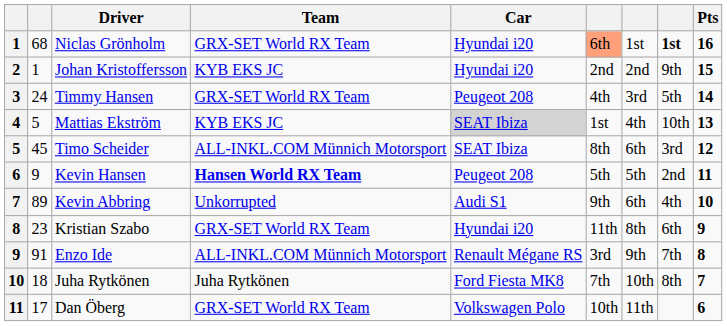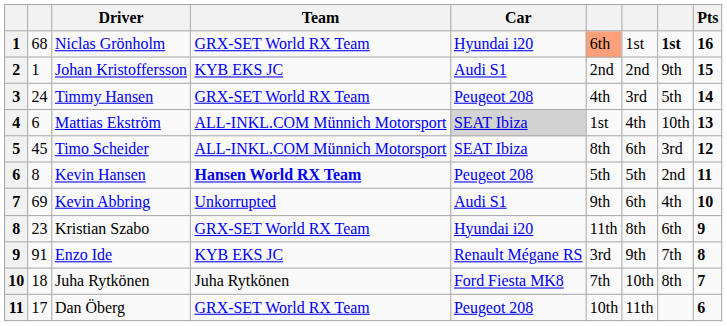(494, 70) Hyundai i20 -> (480, 70) Audi S1
(36, 123) 5 -> (36, 123) 6
(239, 123) KYB EKS JC -> (321, 123) ALL-INKL.COM Münnich Motorsport
(36, 175) 9 -> (36, 175) 8
(40, 202) 89 -> (40, 202) 69
(321, 254) ALL-INKL.COM Münnich Motorsport -> (239, 254) KYB EKS JC
(509, 307) Volkswagen Polo -> (494, 307) Peugeot 208
